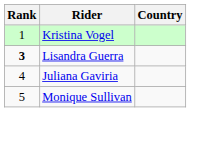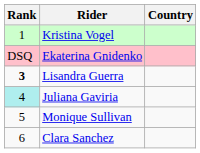+ row: (92, 56)
(22, 76) no background -> (22, 97) paleturquoise background
+ row: (78, 138)
